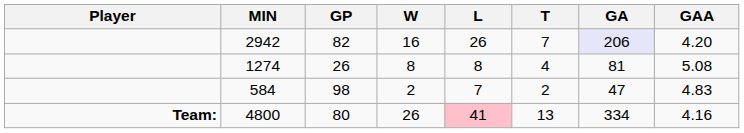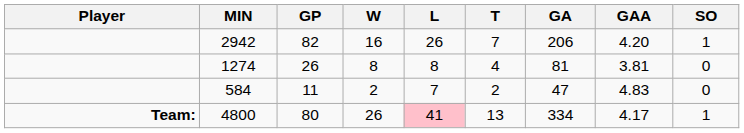+ column: (706, 16)
(617, 41) lavender background -> (560, 41) no background
(697, 66) 5.08 -> (634, 66) 3.81
(341, 90) 98 -> (310, 90) 11
(697, 115) 4.16 -> (634, 115) 4.17
